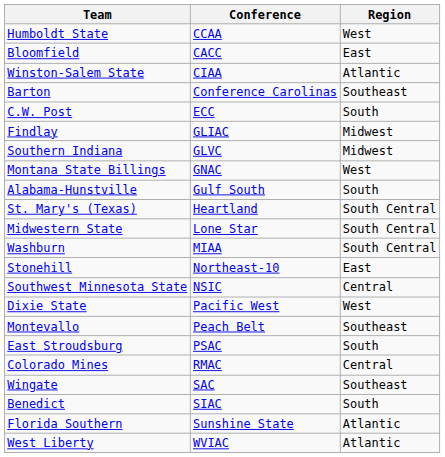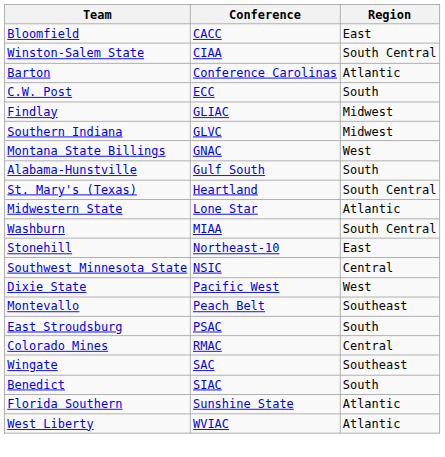- row: (58, 34)
(372, 73) Atlantic -> (390, 53) South Central
(375, 92) Southeast -> (372, 73) Atlantic
(390, 229) South Central -> (372, 209) Atlantic
